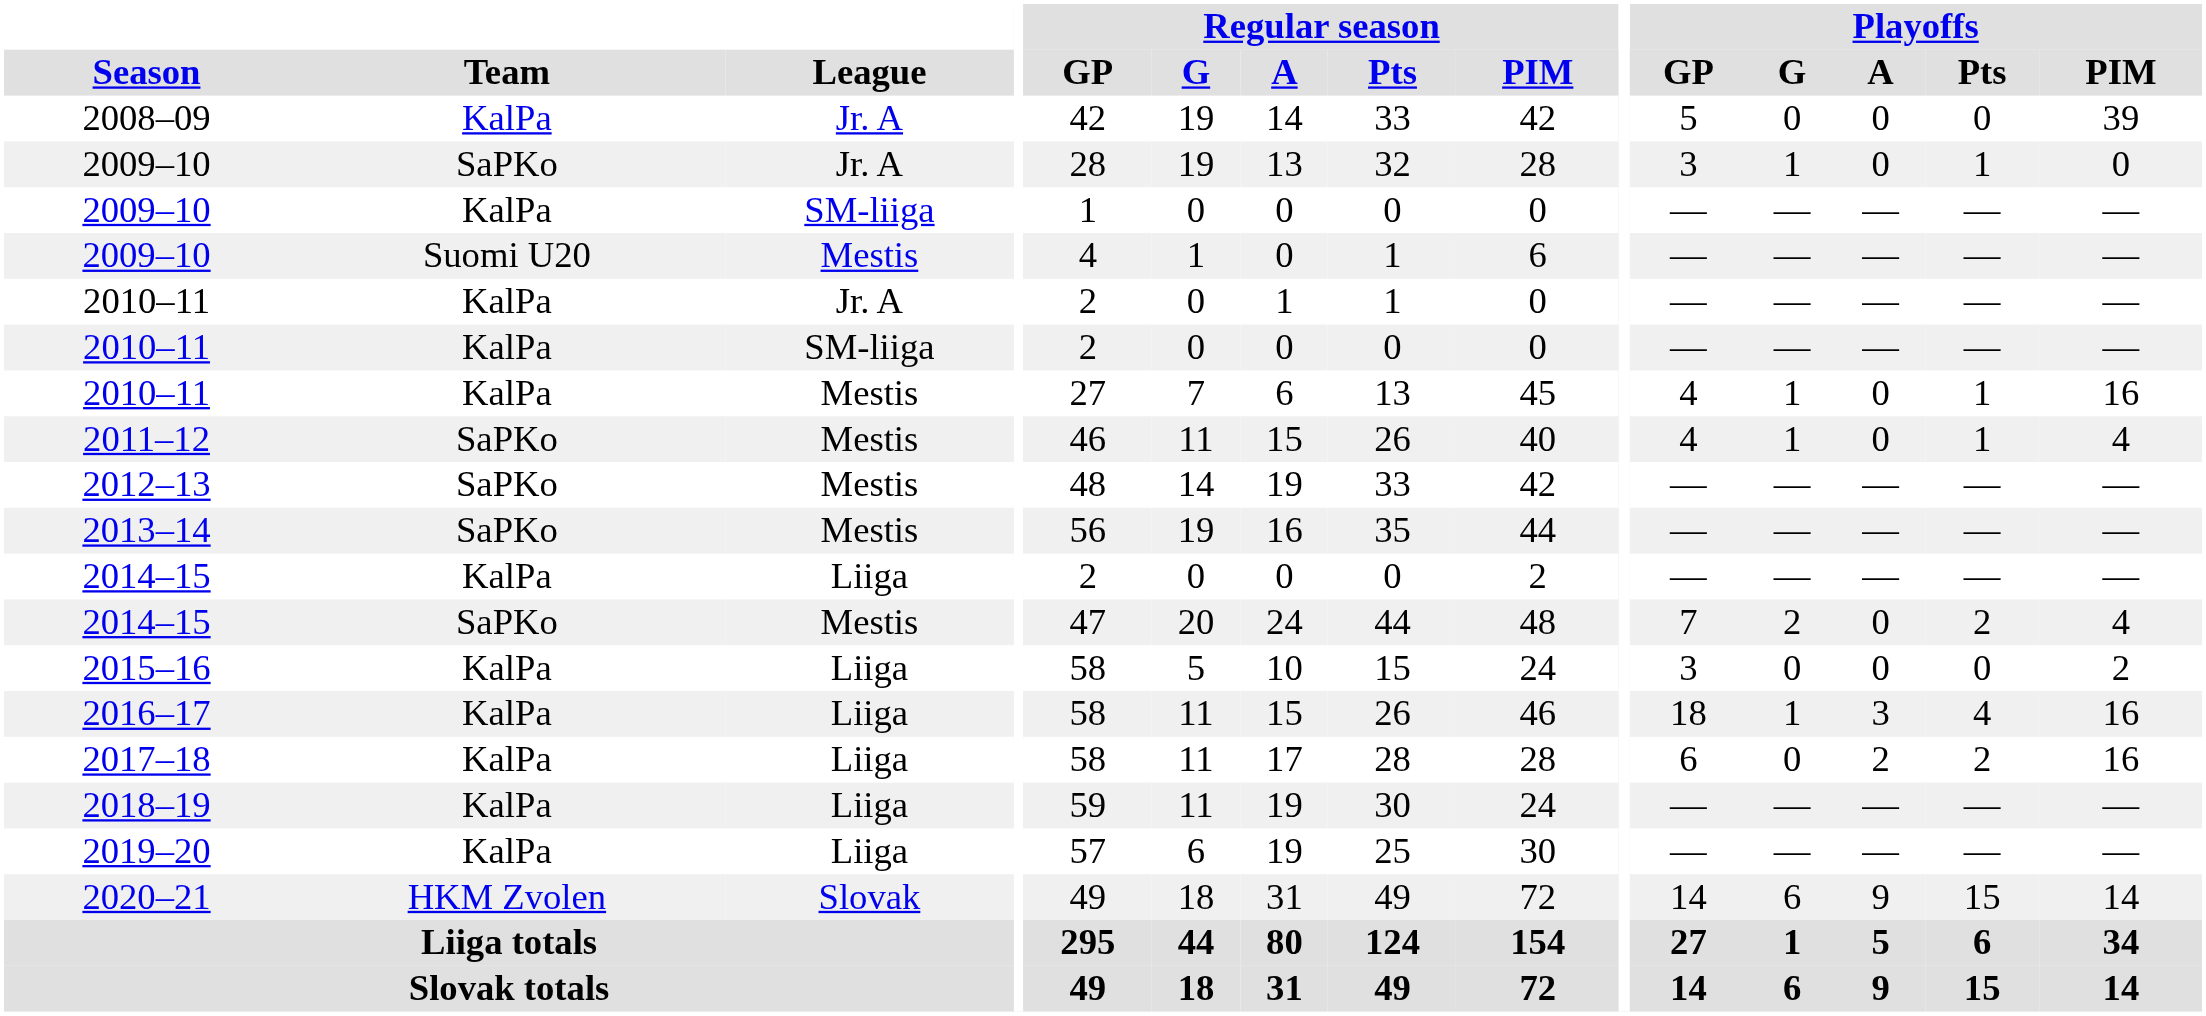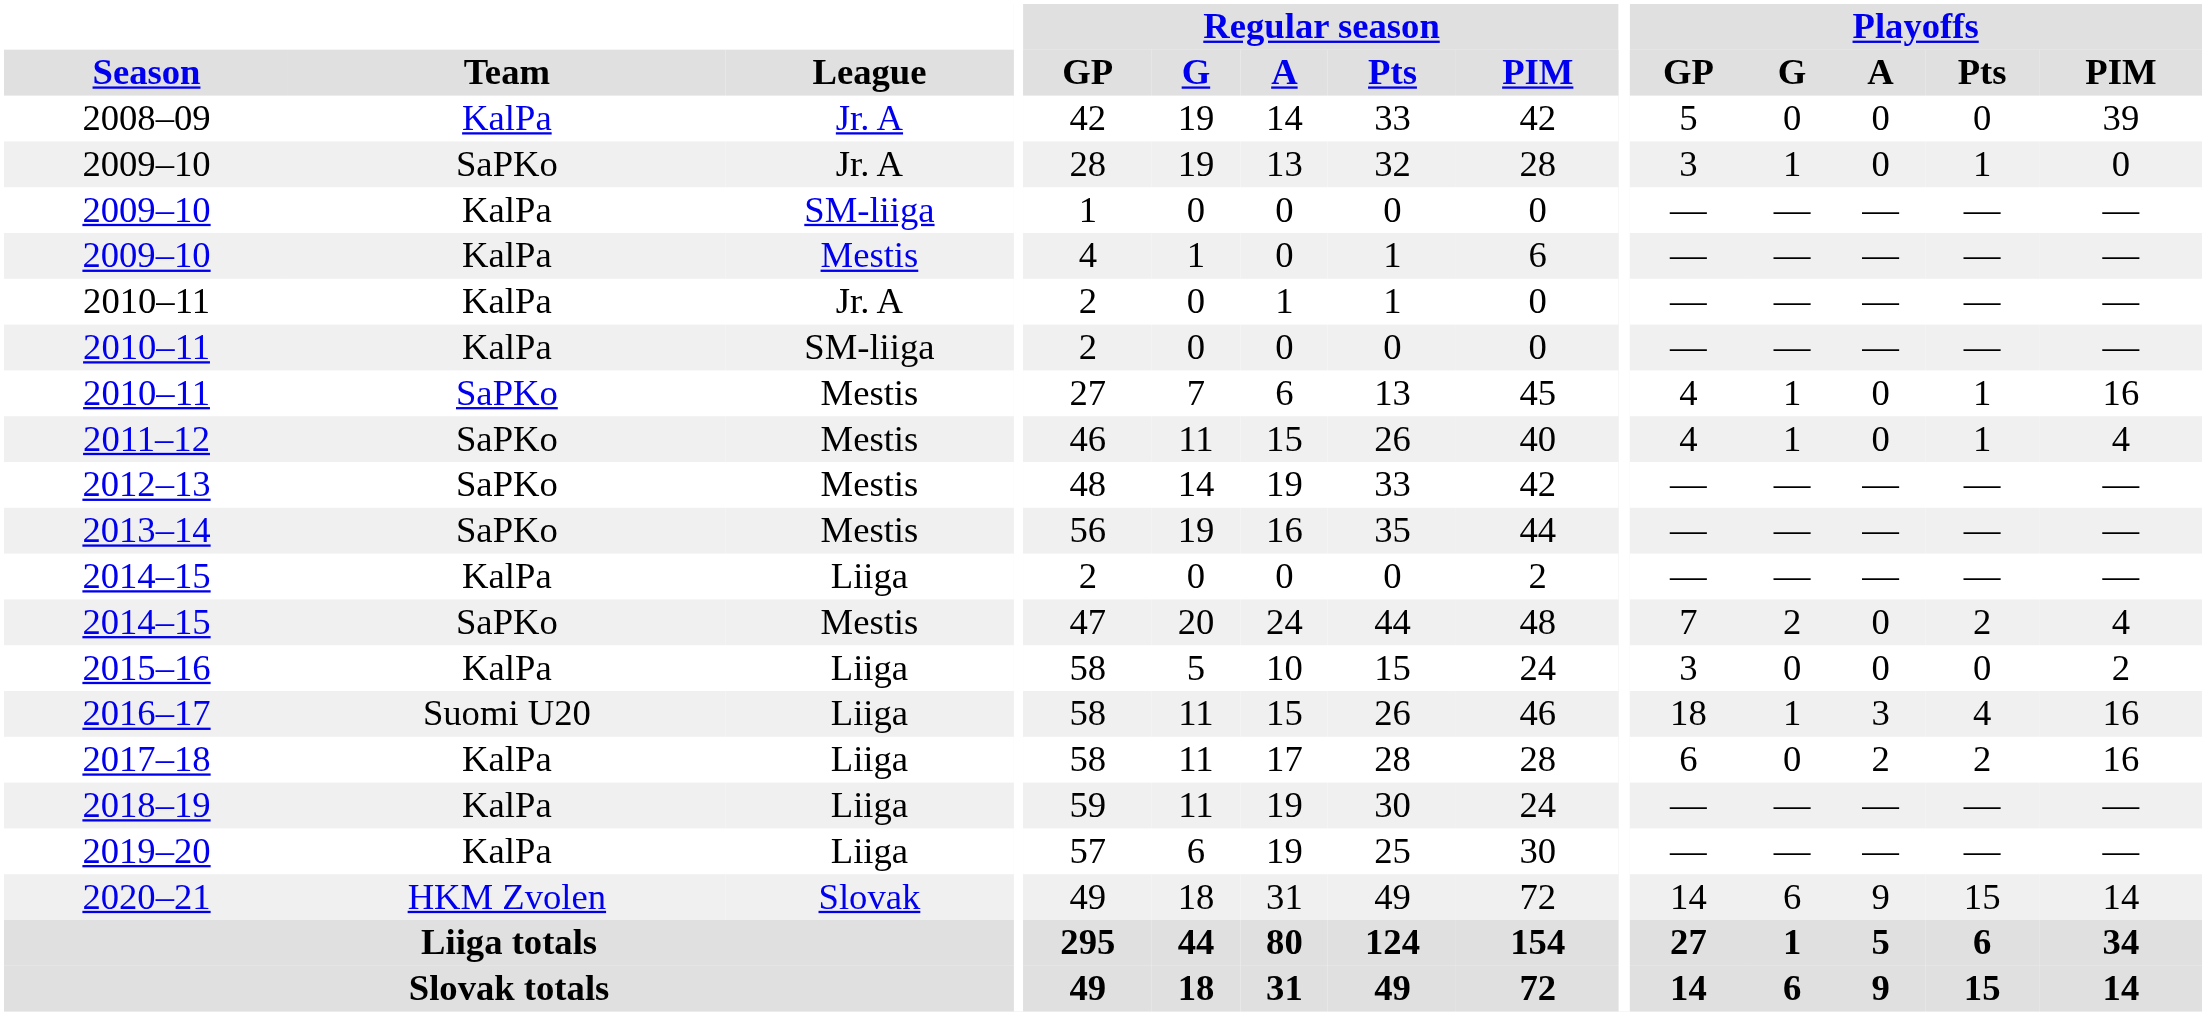(507, 255) Suomi U20 -> (507, 255) KalPa
(507, 392) KalPa -> (507, 392) SaPKo
(507, 713) KalPa -> (507, 713) Suomi U20
